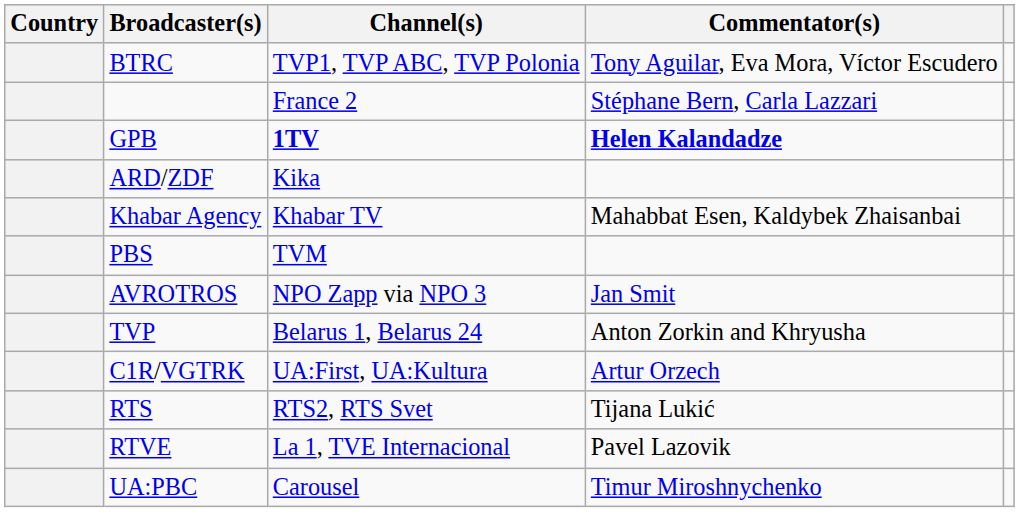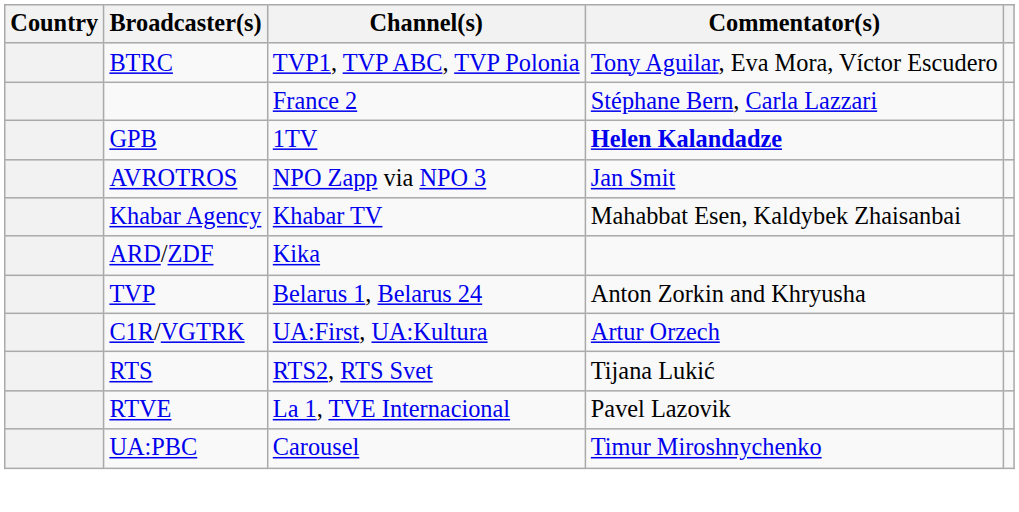(296, 139) bold -> (295, 139) normal
rows swapped: (161, 178) <-> (173, 293)
- row: (131, 255)
